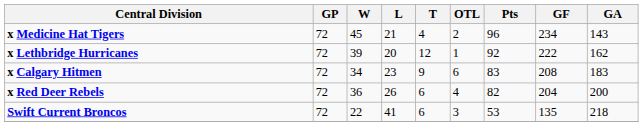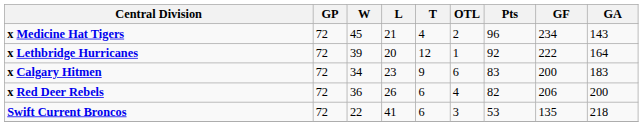(599, 53) 162 -> (599, 53) 164
(548, 72) 208 -> (548, 72) 200
(548, 92) 204 -> (548, 92) 206
